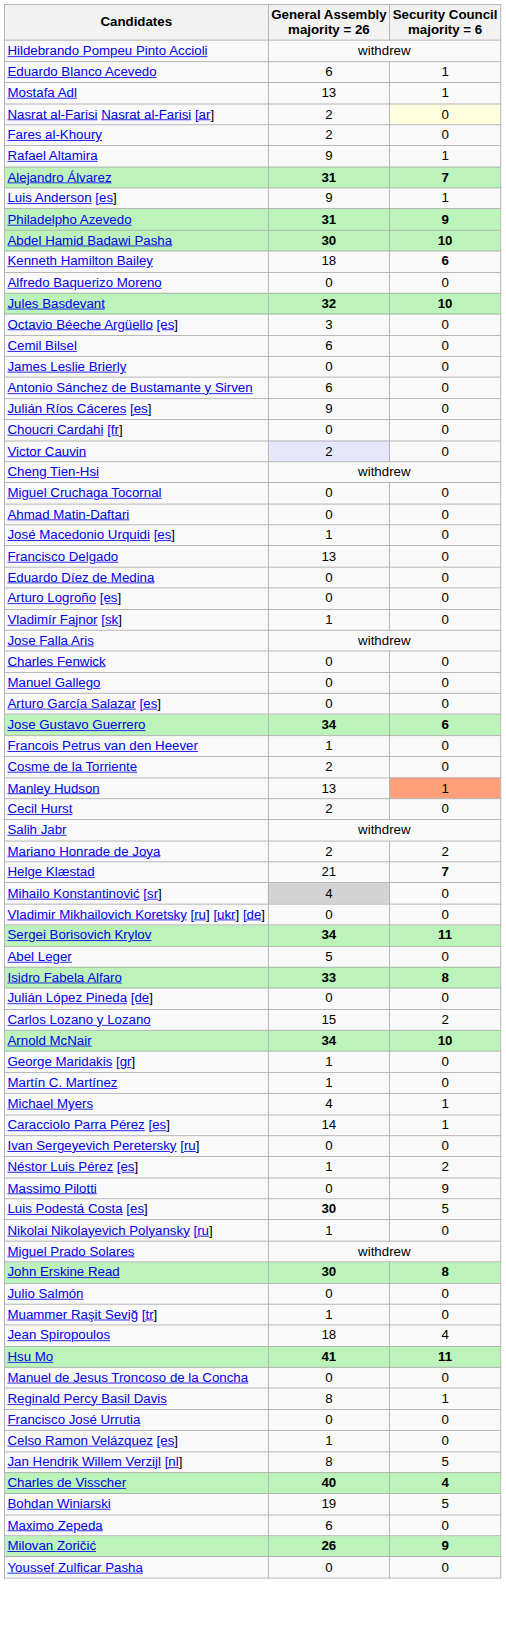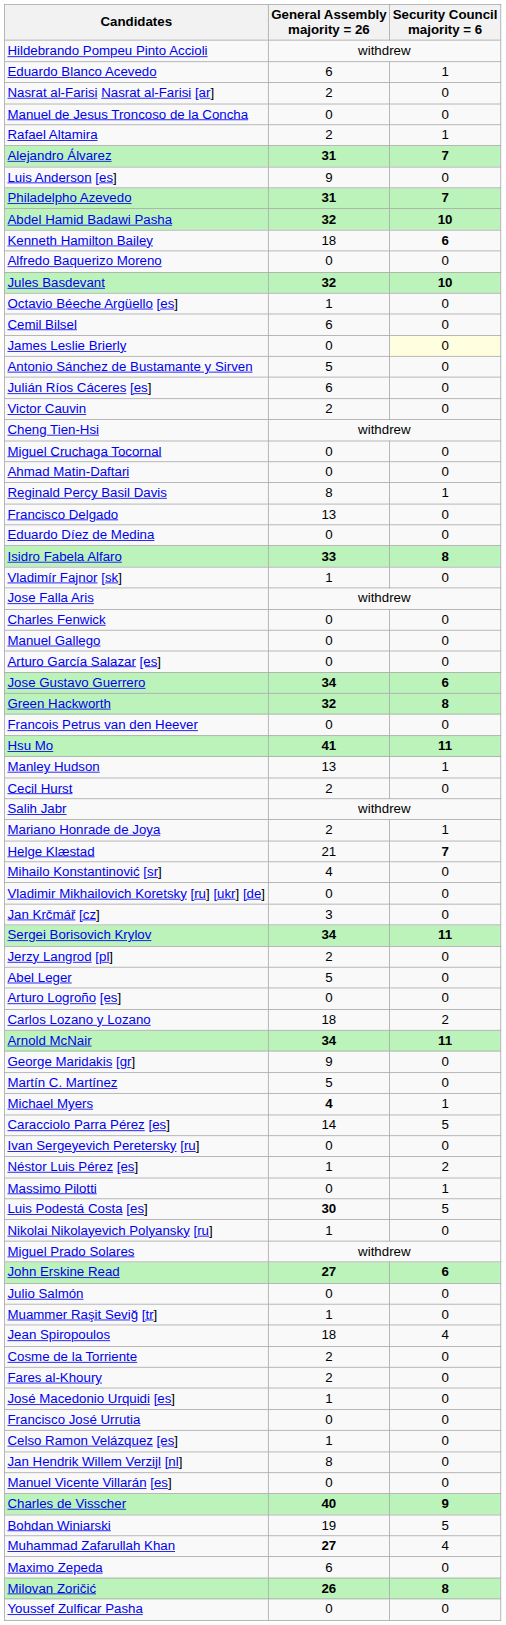- row: (42, 93)
(445, 114) lightyellow background -> (445, 93) no background
rows swapped: (55, 135) <-> (128, 1377)
(329, 156) 9 -> (329, 135) 2
(445, 198) 1 -> (445, 177) 0
(445, 219) 9 -> (445, 198) 7
(329, 240) 30 -> (329, 219) 32
(329, 324) 3 -> (329, 303) 1
(445, 366) no background -> (445, 345) lightyellow background
(329, 388) 6 -> (329, 366) 5
(329, 409) 9 -> (329, 388) 6
- row: (65, 430)
(329, 451) lavender background -> (329, 409) no background
rows swapped: (87, 1398) <-> (91, 535)
rows swapped: (65, 977) <-> (64, 598)
+ row: (59, 703)
(329, 746) 1 -> (329, 724) 0
rows swapped: (30, 1356) <-> (72, 767)
(445, 788) lightsalmon background -> (445, 767) no background
(445, 851) 2 -> (445, 830) 1
(329, 893) lightgrey background -> (329, 872) no background
+ row: (54, 914)
+ row: (60, 956)
- row: (80, 998)
(329, 1019) 15 -> (329, 1019) 18
(445, 1040) 10 -> (445, 1040) 11
(329, 1061) 1 -> (329, 1061) 9
(329, 1083) 1 -> (329, 1083) 5
(329, 1104) normal -> (329, 1104) bold
(445, 1125) 1 -> (445, 1125) 5
(445, 1188) 9 -> (445, 1188) 1
(329, 1272) 30 -> (329, 1272) 27
(445, 1272) 8 -> (445, 1272) 6
(445, 1462) 5 -> (445, 1462) 0
+ row: (90, 1483)
(445, 1483) 4 -> (445, 1504) 9
+ row: (91, 1546)
(445, 1546) 9 -> (445, 1588) 8
